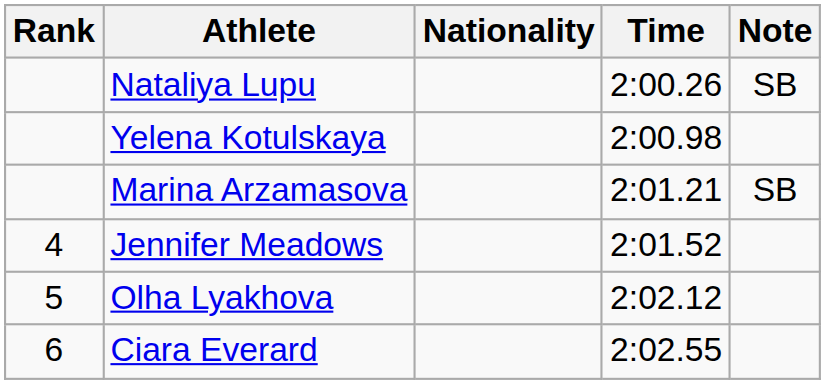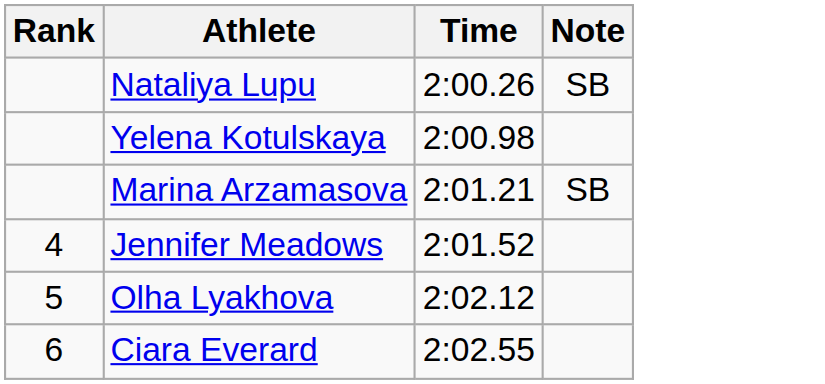- column: (509, 31)
